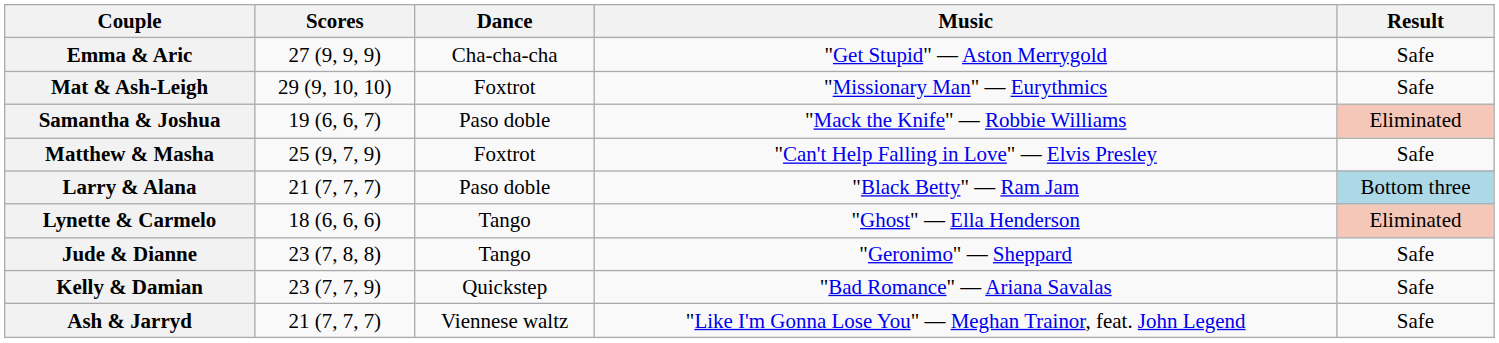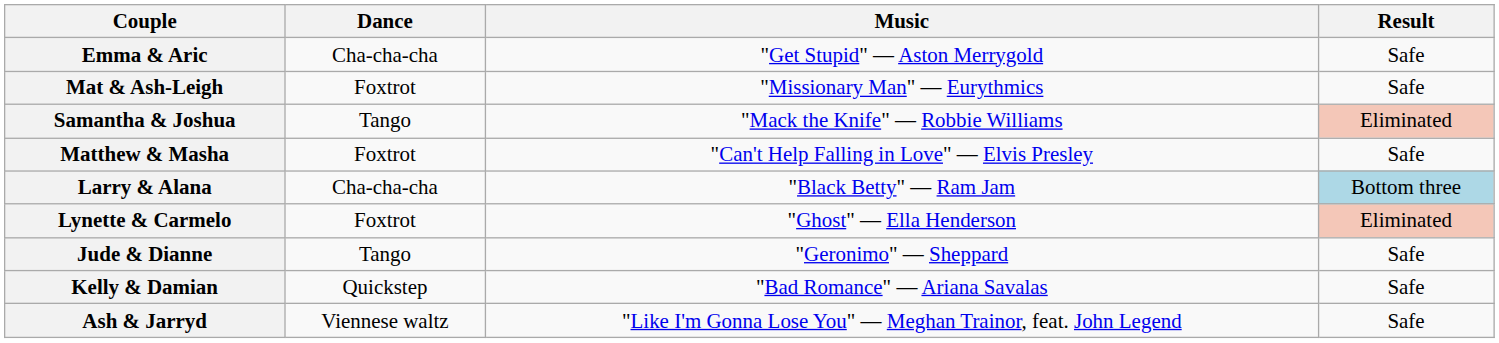- column: (335, 21)
(505, 120) Paso doble -> (385, 120) Tango
(505, 187) Paso doble -> (385, 187) Cha-cha-cha
(505, 220) Tango -> (385, 220) Foxtrot
